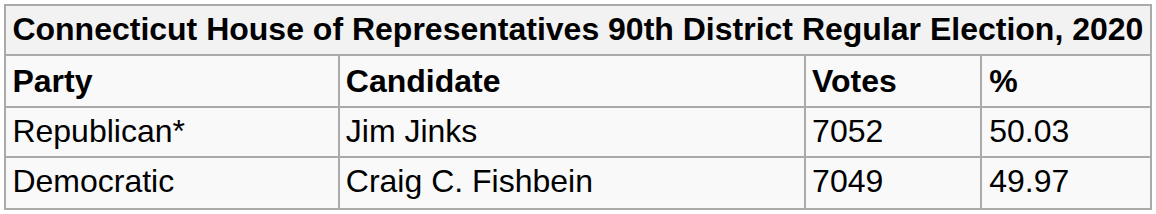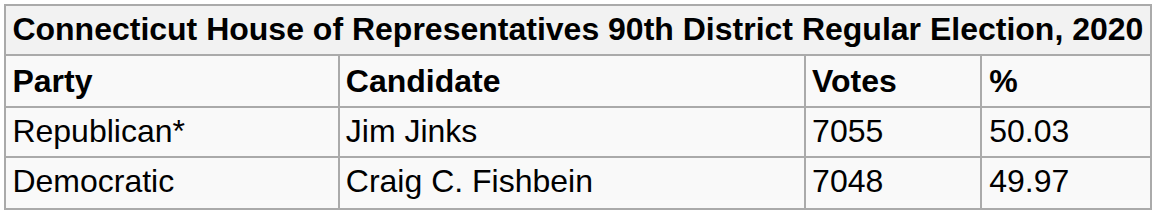(848, 131) 7052 -> (848, 131) 7055
(848, 182) 7049 -> (848, 182) 7048
